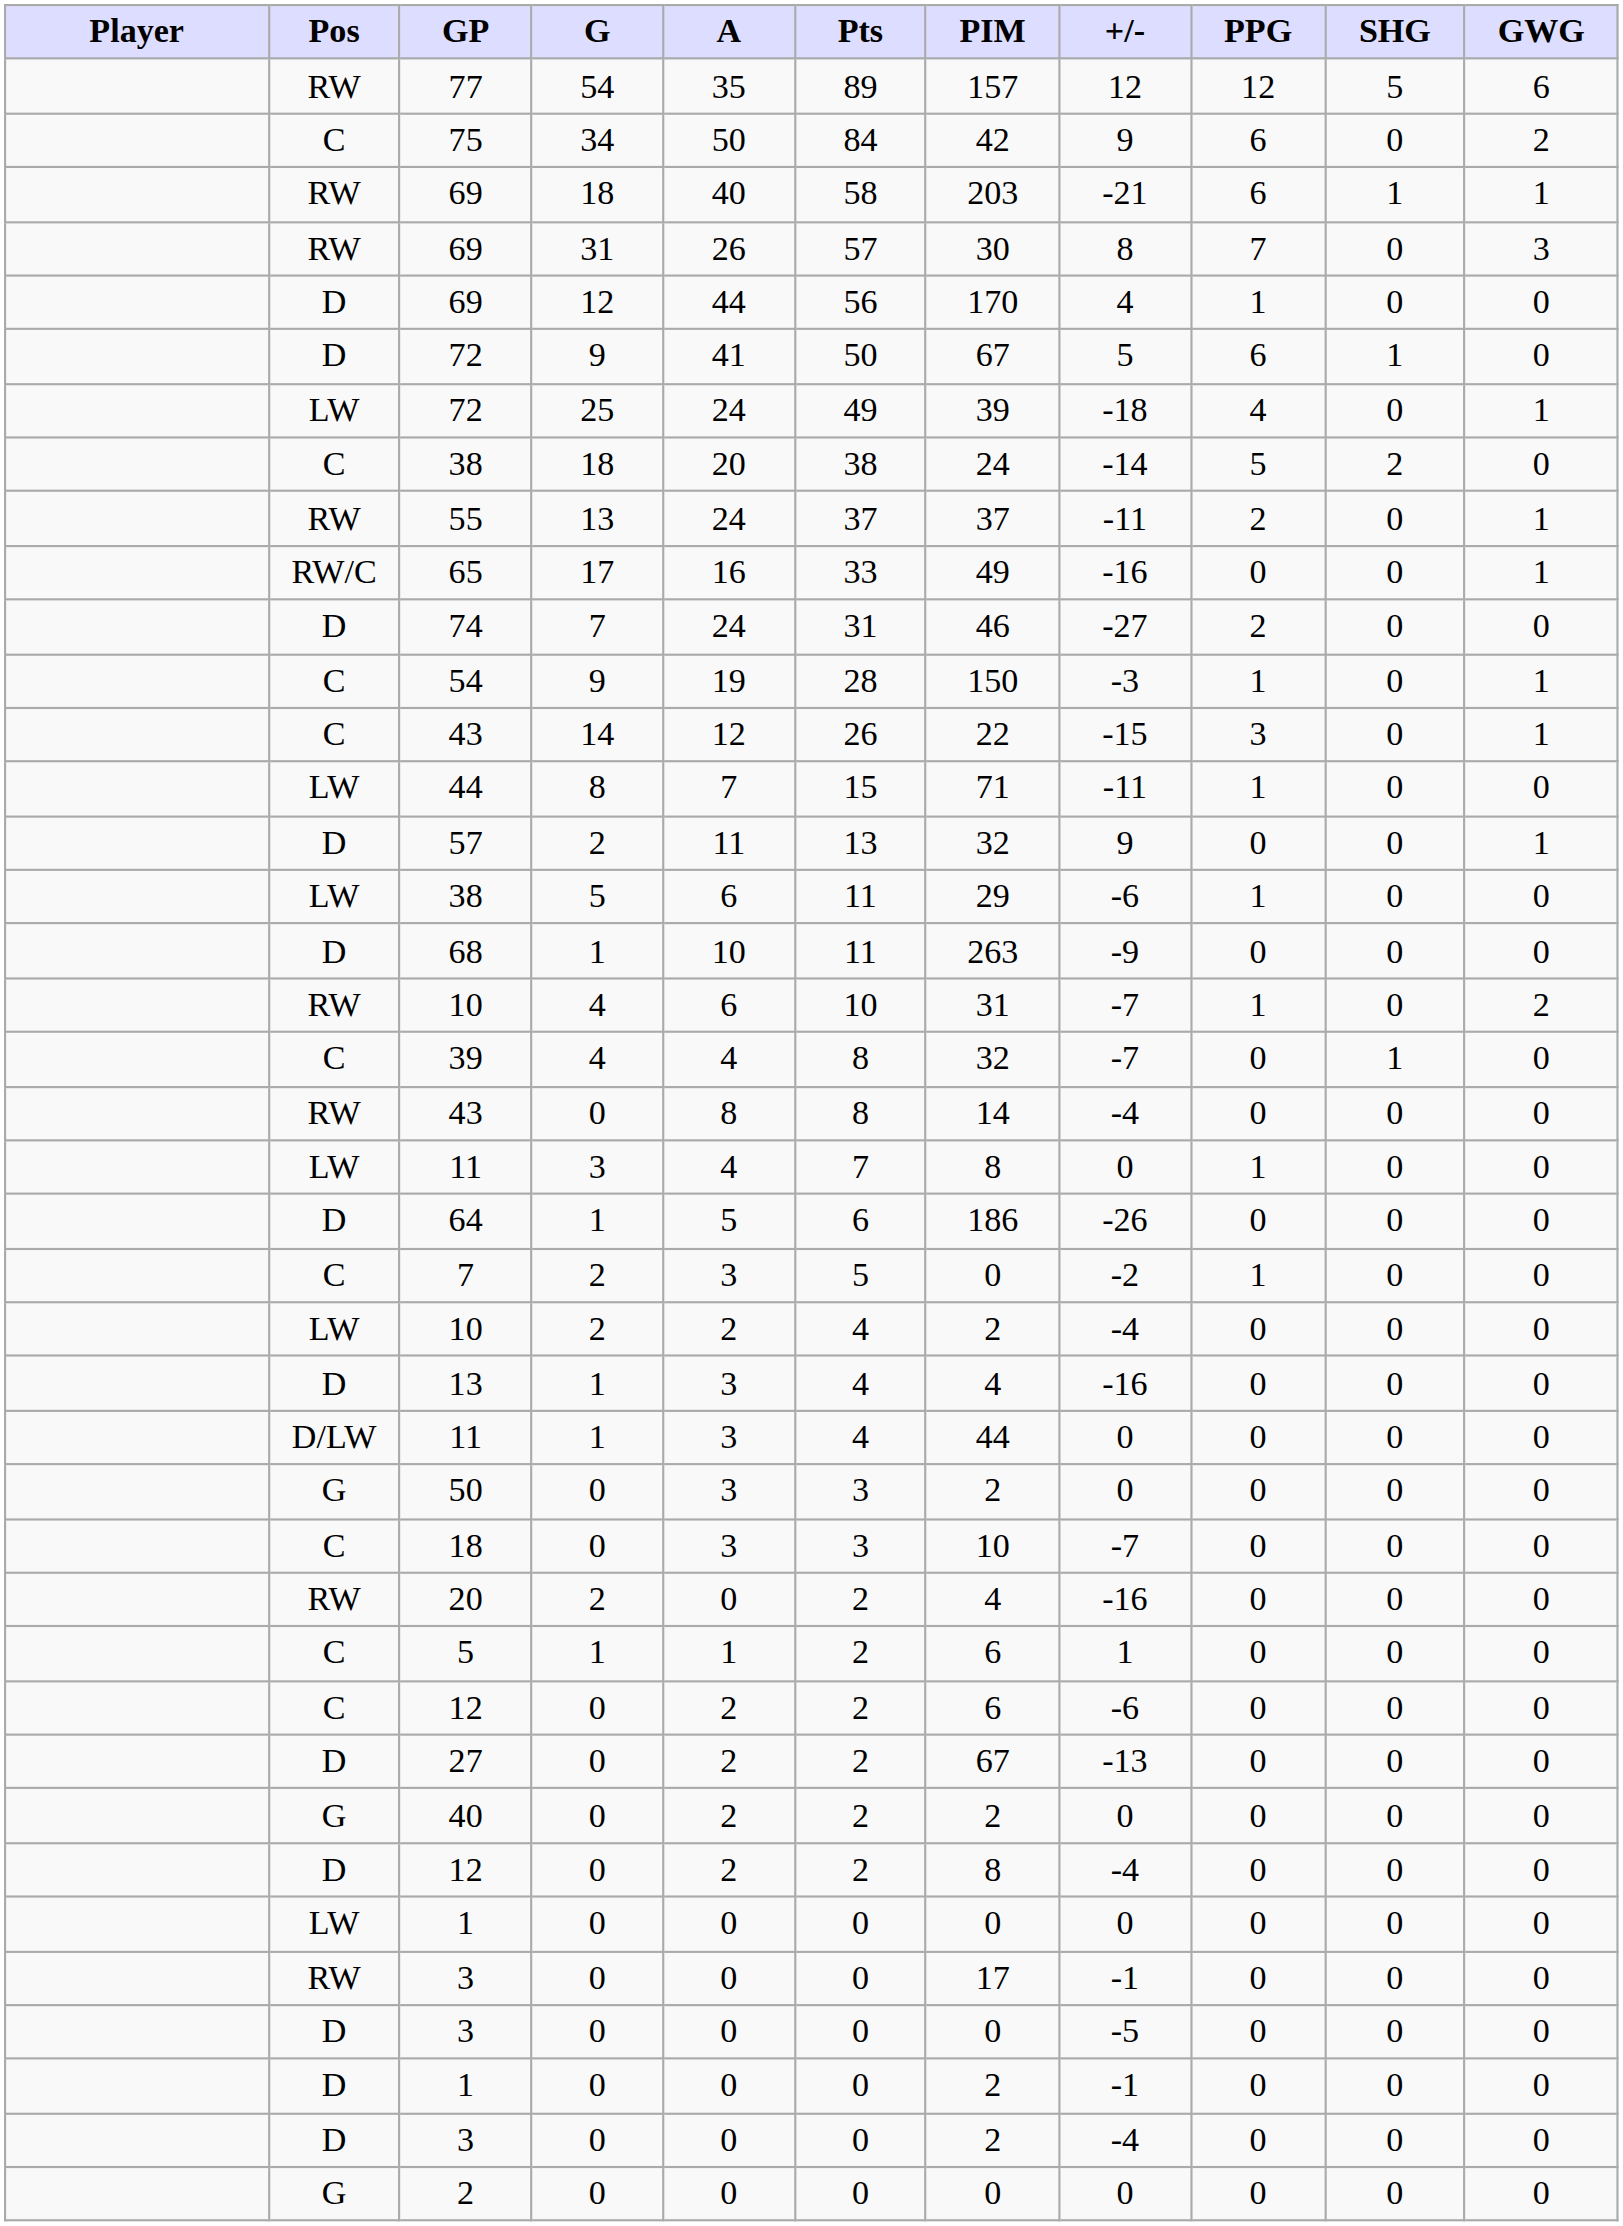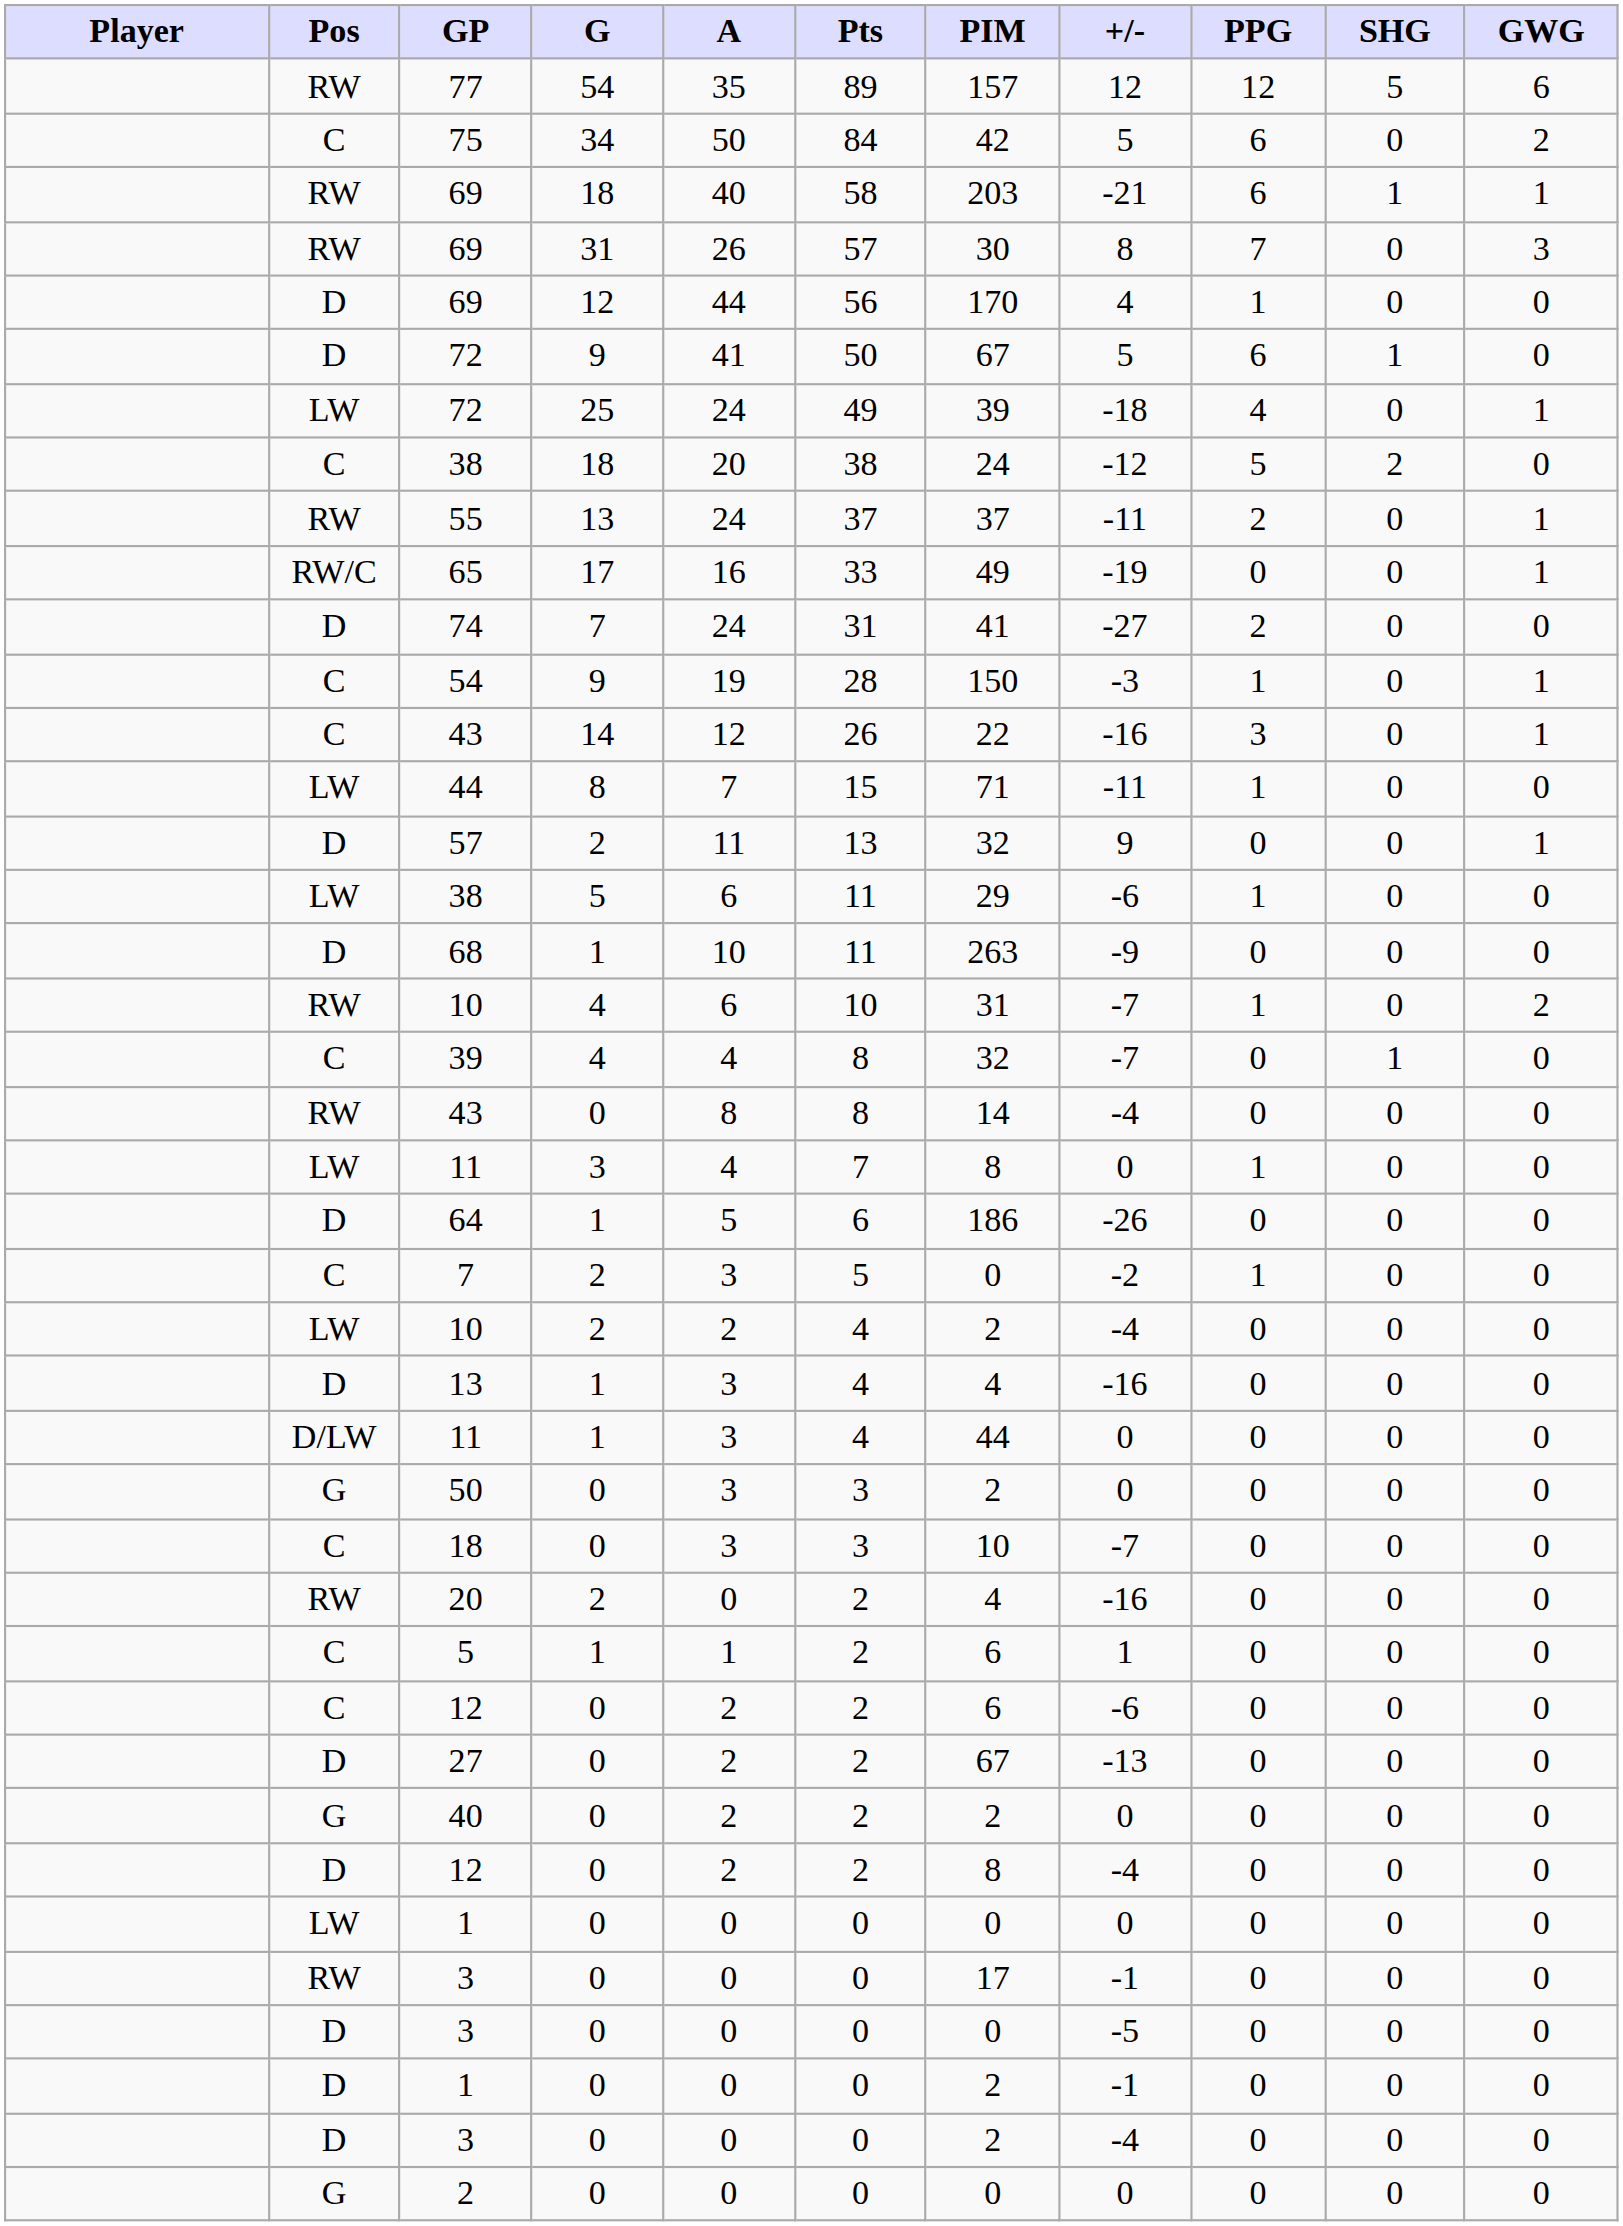(1125, 139) 9 -> (1125, 139) 5
(1125, 463) -14 -> (1125, 463) -12
(1125, 572) -16 -> (1125, 572) -19
(993, 626) 46 -> (993, 626) 41
(1125, 734) -15 -> (1125, 734) -16
